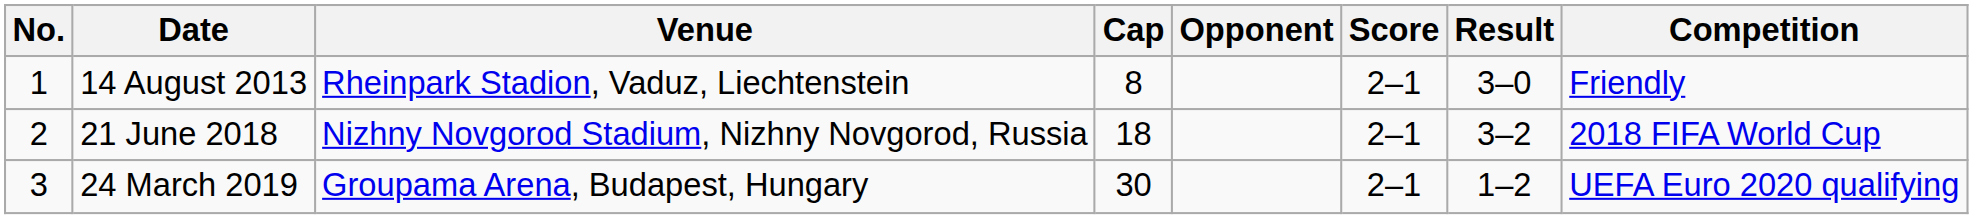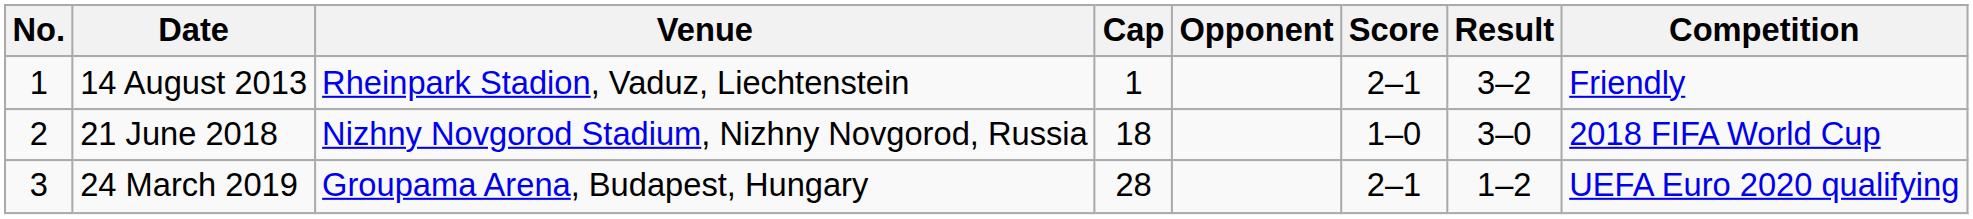(1134, 82) 8 -> (1134, 82) 1
(1504, 82) 3–0 -> (1504, 82) 3–2
(1394, 133) 2–1 -> (1394, 133) 1–0
(1504, 133) 3–2 -> (1504, 133) 3–0
(1134, 185) 30 -> (1134, 185) 28
